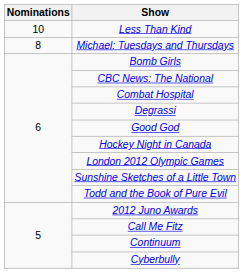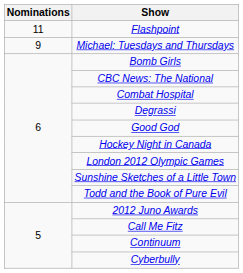+ row: (155, 29)
- row: (155, 29)
(38, 45) 8 -> (38, 45) 9
